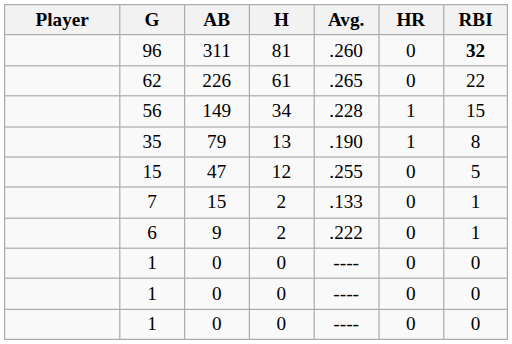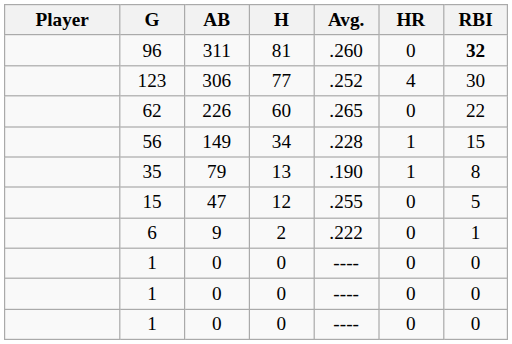+ row: (152, 80)
(281, 80) 61 -> (281, 111) 60
- row: (152, 202)
